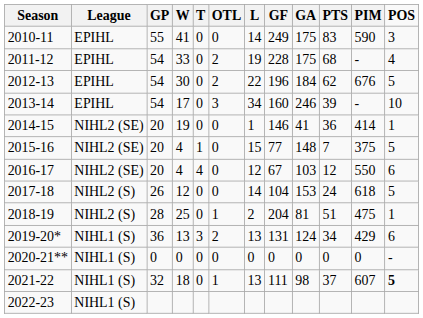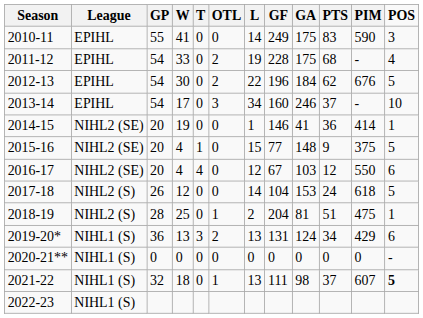(329, 103) 39 -> (329, 103) 37
(326, 147) 7 -> (326, 147) 9
